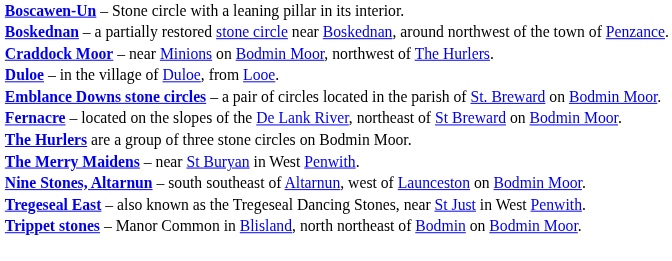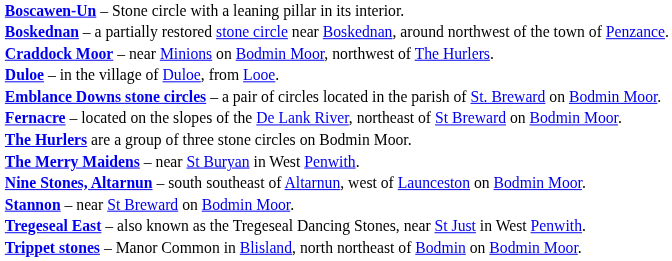+ row: (149, 204)
